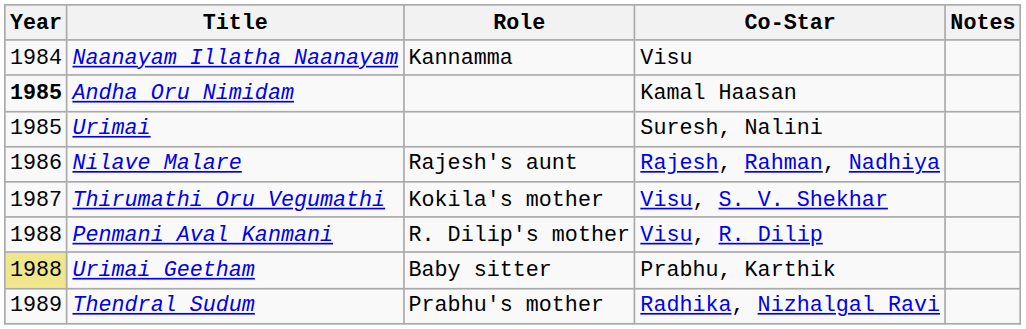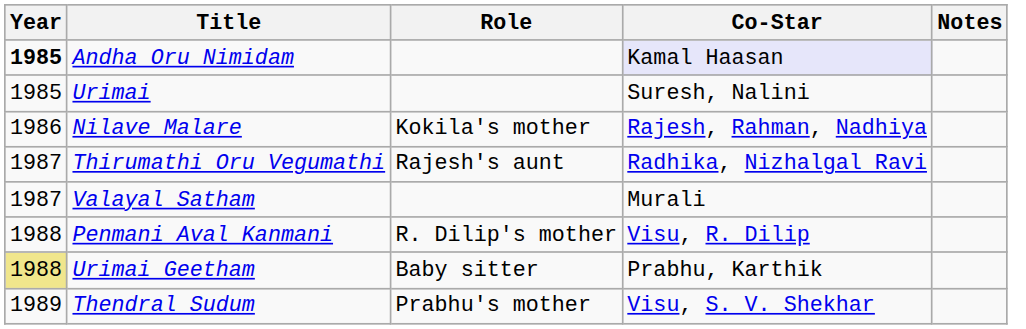- row: (235, 58)
(719, 93) no background -> (705, 58) lavender background
(493, 164) Rajesh's aunt -> (493, 129) Kokila's mother
(506, 199) Kokila's mother -> (480, 164) Rajesh's aunt
(764, 199) Visu, S. V. Shekhar -> (777, 164) Radhika, Nizhalgal Ravi
+ row: (164, 199)
(790, 306) Radhika, Nizhalgal Ravi -> (751, 306) Visu, S. V. Shekhar
